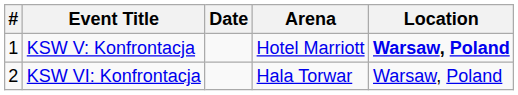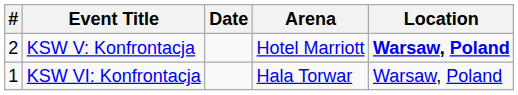(13, 48) 1 -> (13, 48) 2
(13, 76) 2 -> (13, 76) 1
